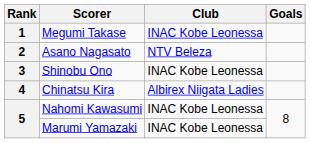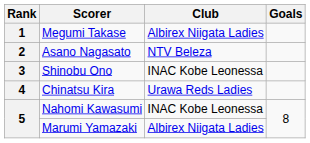(205, 33) INAC Kobe Leonessa -> (206, 33) Albirex Niigata Ladies
(206, 90) Albirex Niigata Ladies -> (200, 90) Urawa Reds Ladies
(205, 128) INAC Kobe Leonessa -> (206, 128) Albirex Niigata Ladies
